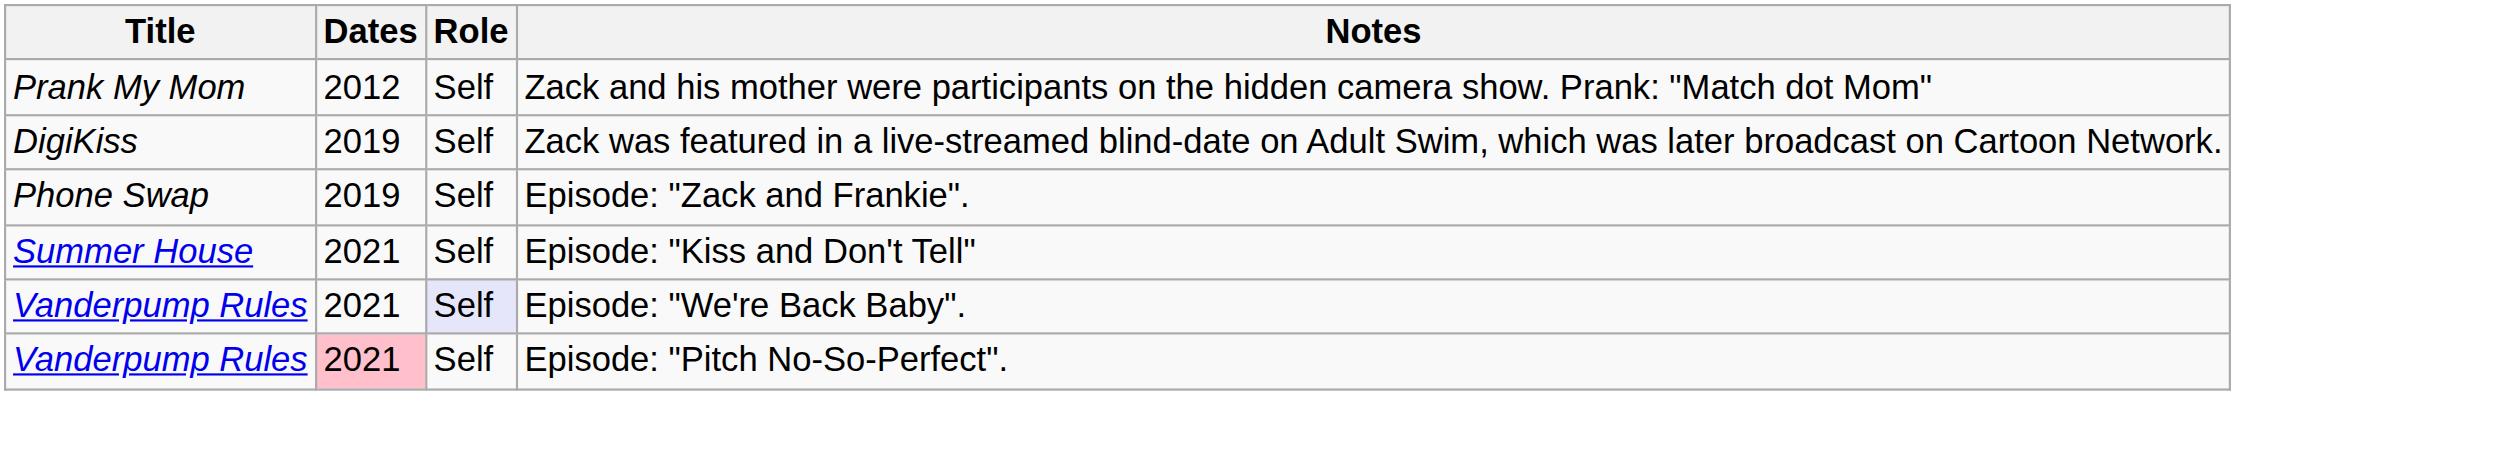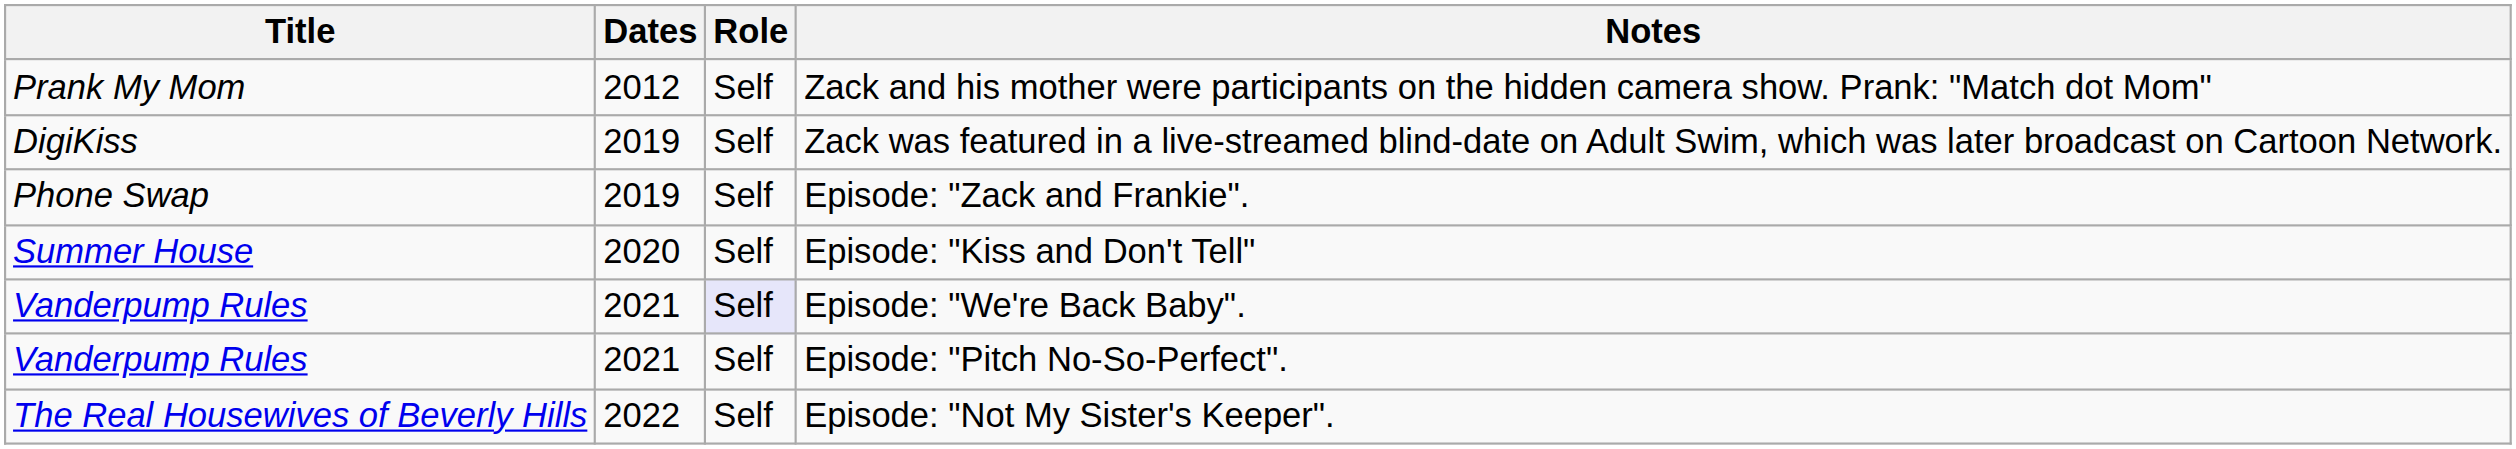(362, 251) 2021 -> (642, 251) 2020
(362, 360) pink background -> (642, 360) no background
+ row: (1069, 415)
